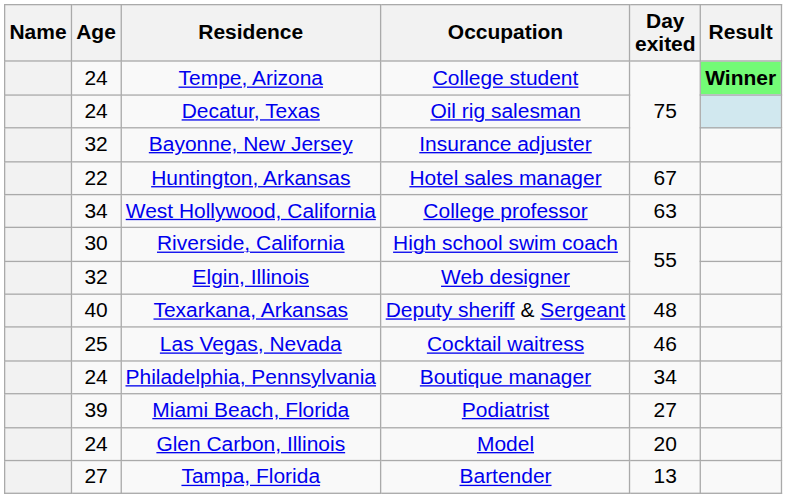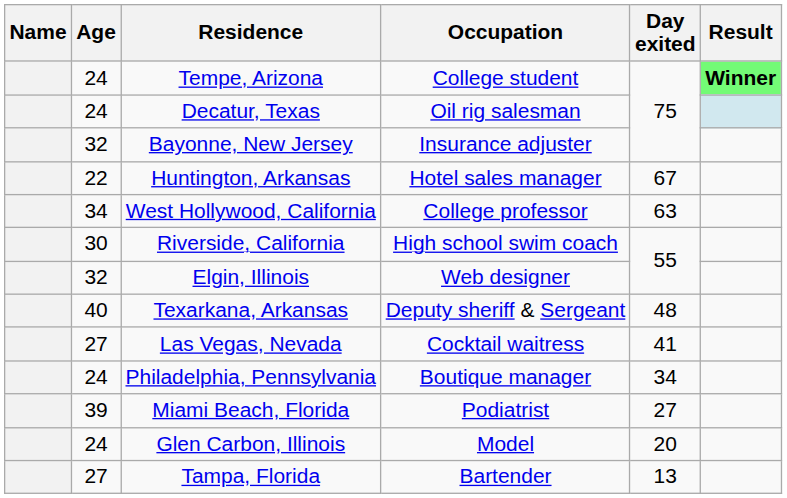(96, 343) 25 -> (96, 343) 27
(665, 343) 46 -> (665, 343) 41
